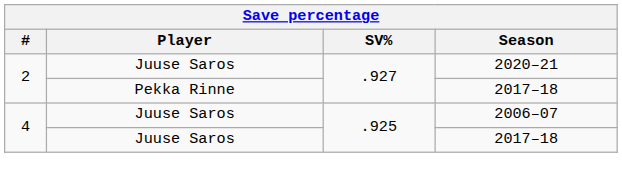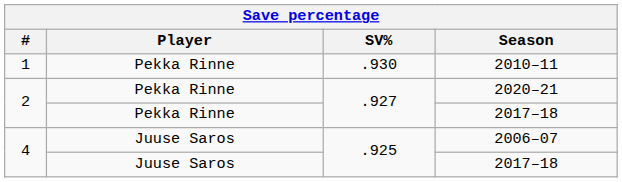+ row: (26, 66)
(185, 66) Juuse Saros -> (185, 91) Pekka Rinne
